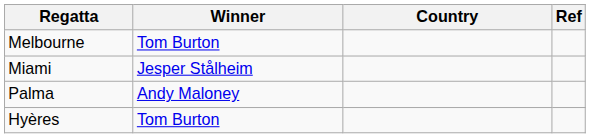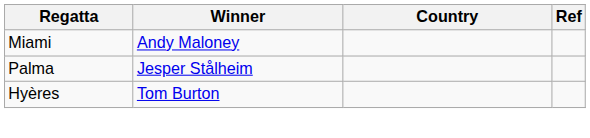- row: (46, 42)
(195, 68) Jesper Stålheim -> (188, 42) Andy Maloney
(188, 94) Andy Maloney -> (195, 68) Jesper Stålheim
